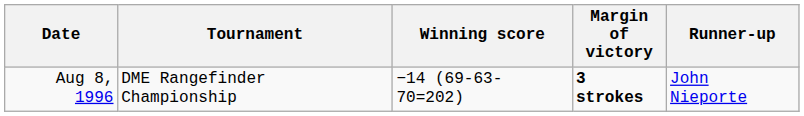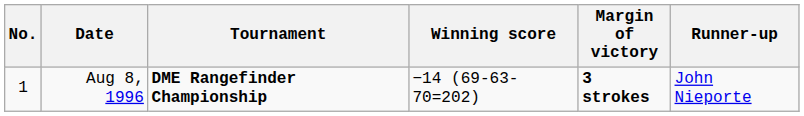+ column: (23, 36)
(193, 89) normal -> (224, 89) bold
